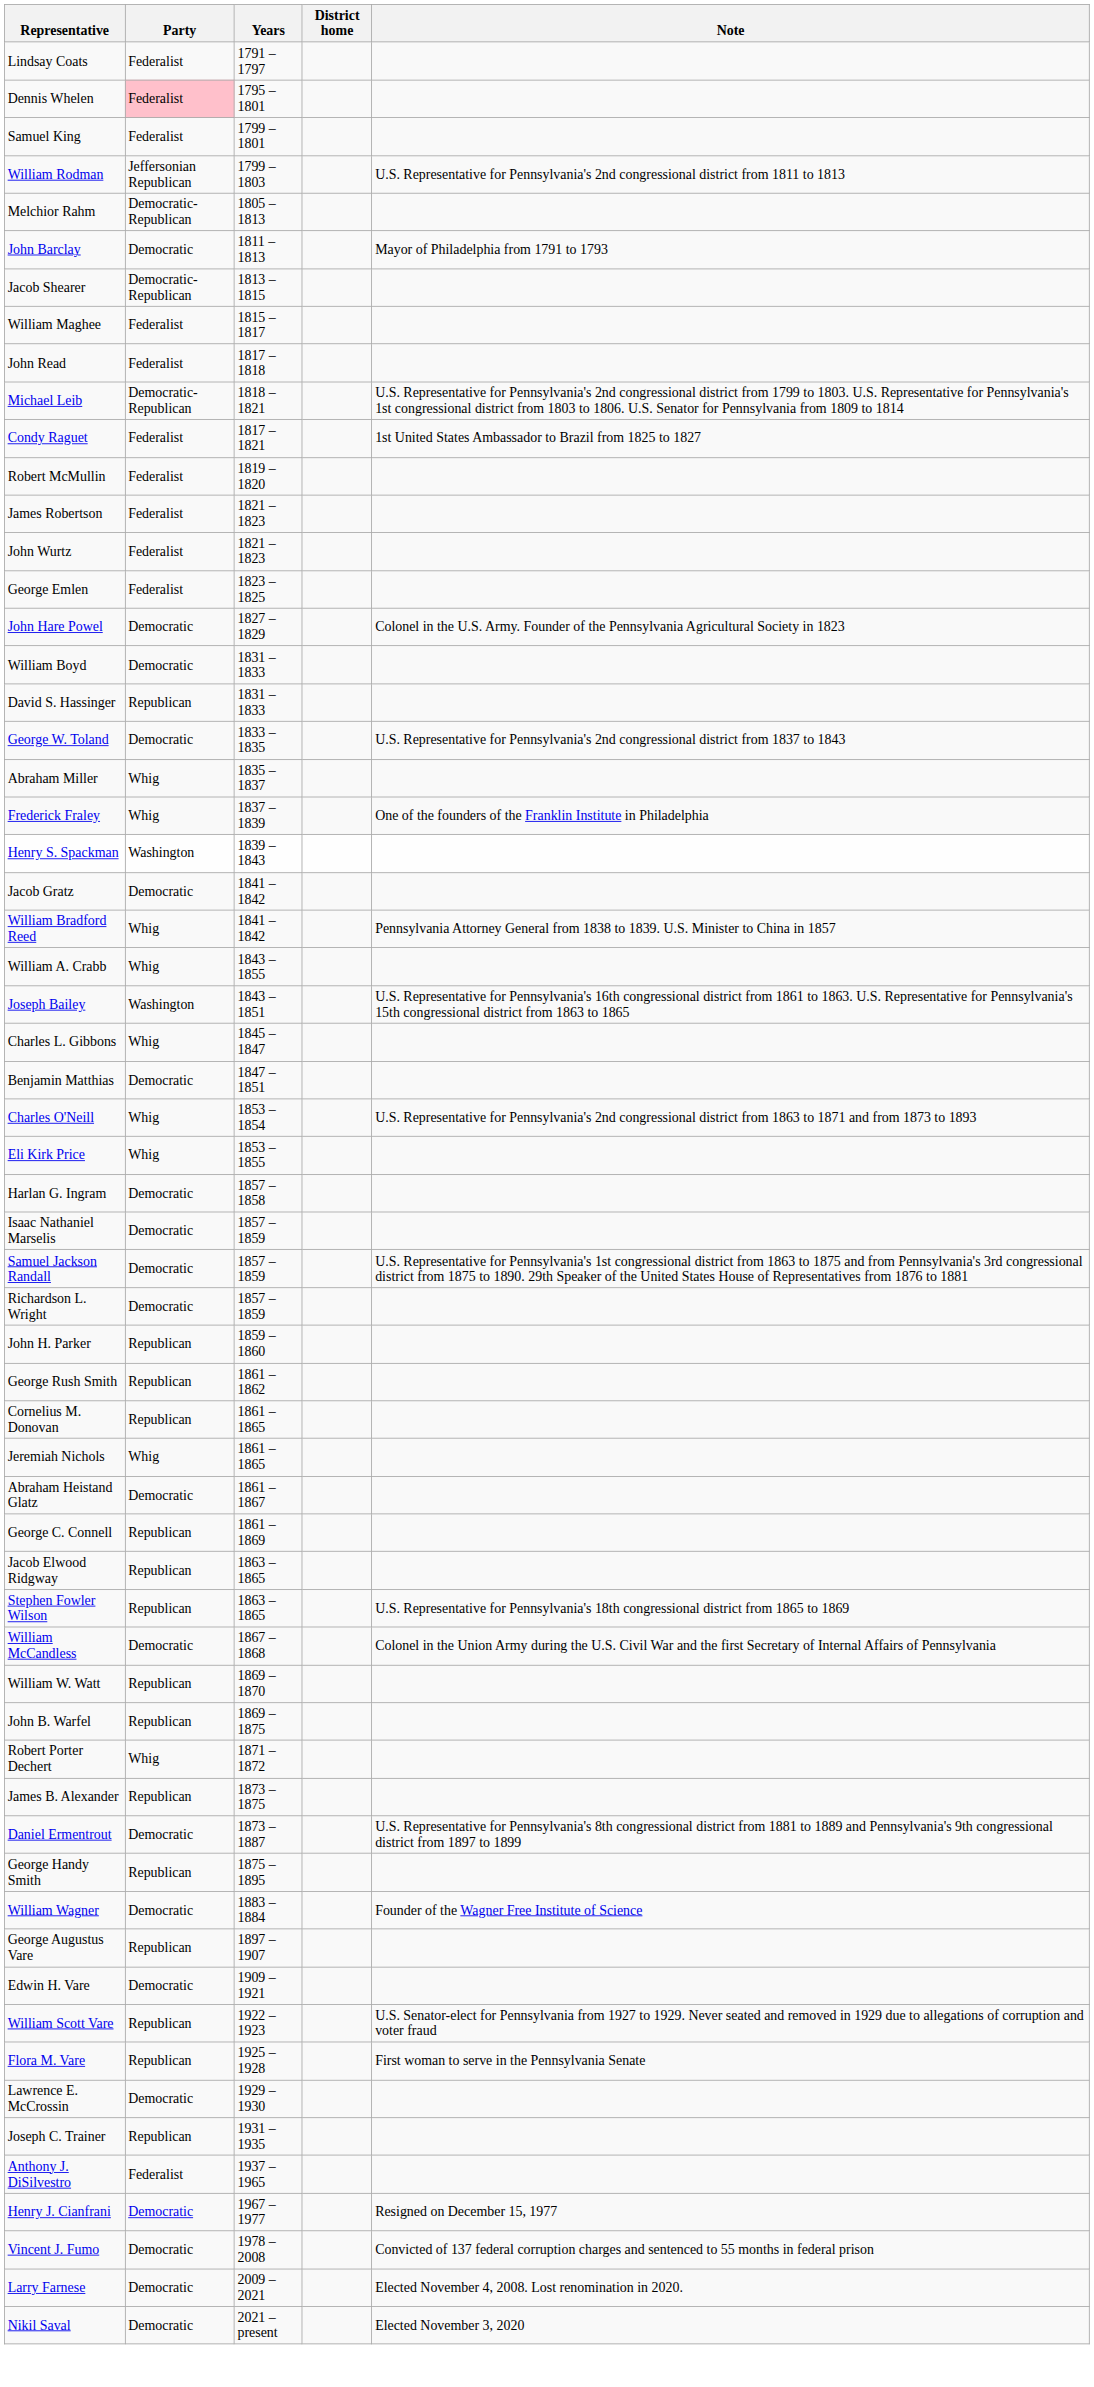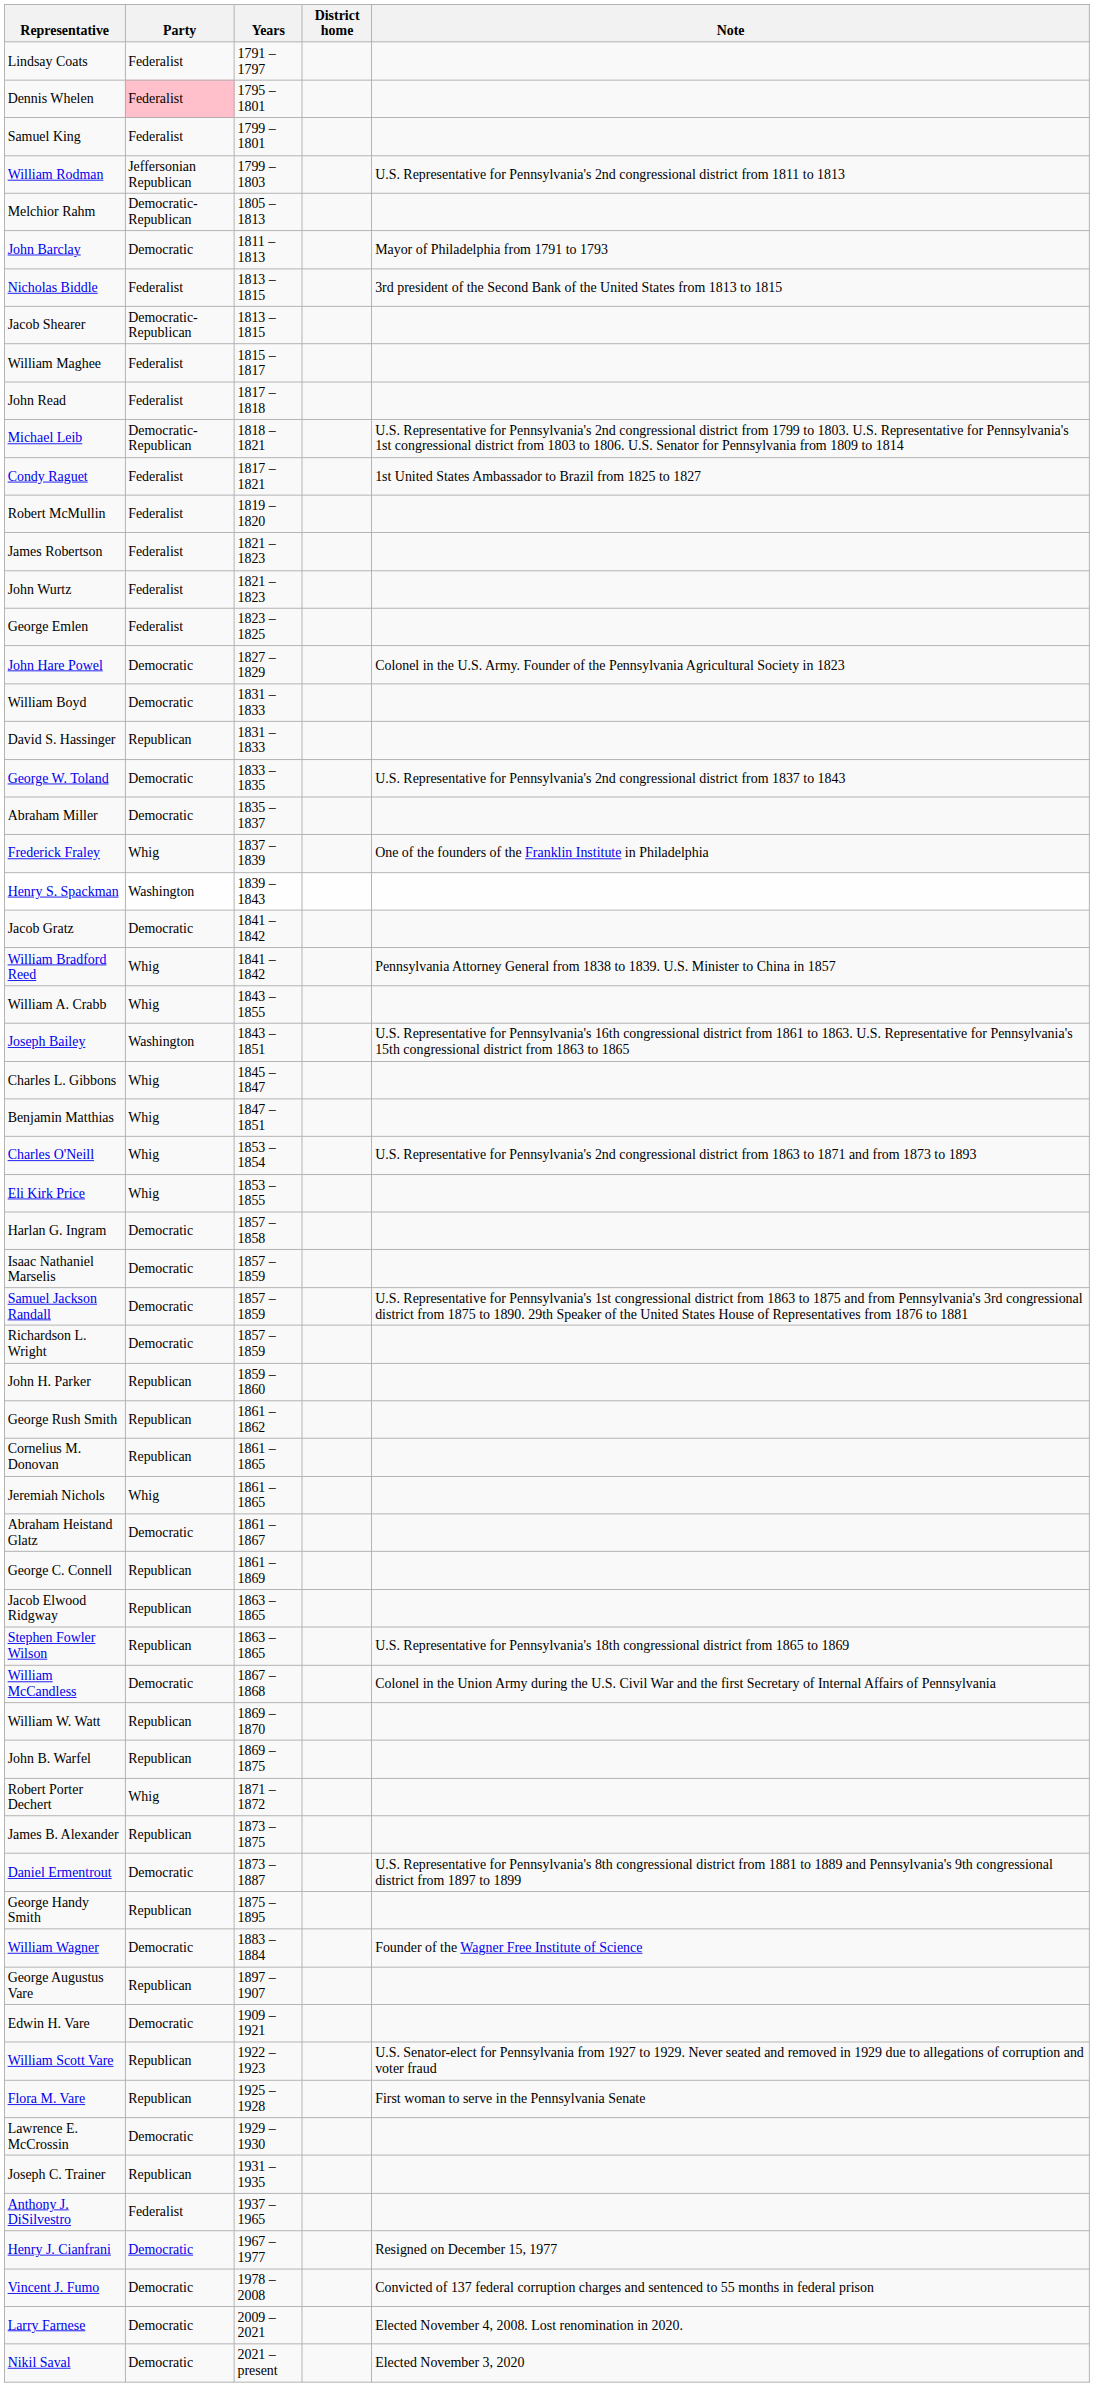+ row: (53, 287)
(144, 778) Whig -> (161, 815) Democratic
(161, 1079) Democratic -> (144, 1117) Whig
